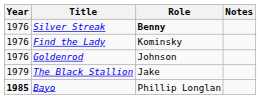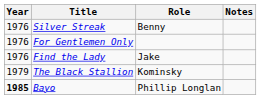(151, 27) bold -> (151, 27) normal
+ row: (83, 42)
(160, 42) Kominsky -> (149, 57) Jake
- row: (58, 57)
(149, 72) Jake -> (160, 72) Kominsky
